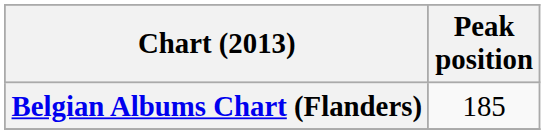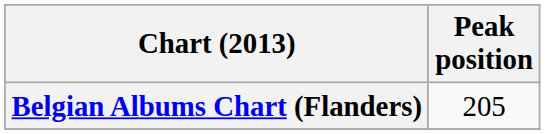(484, 105) 185 -> (484, 105) 205
